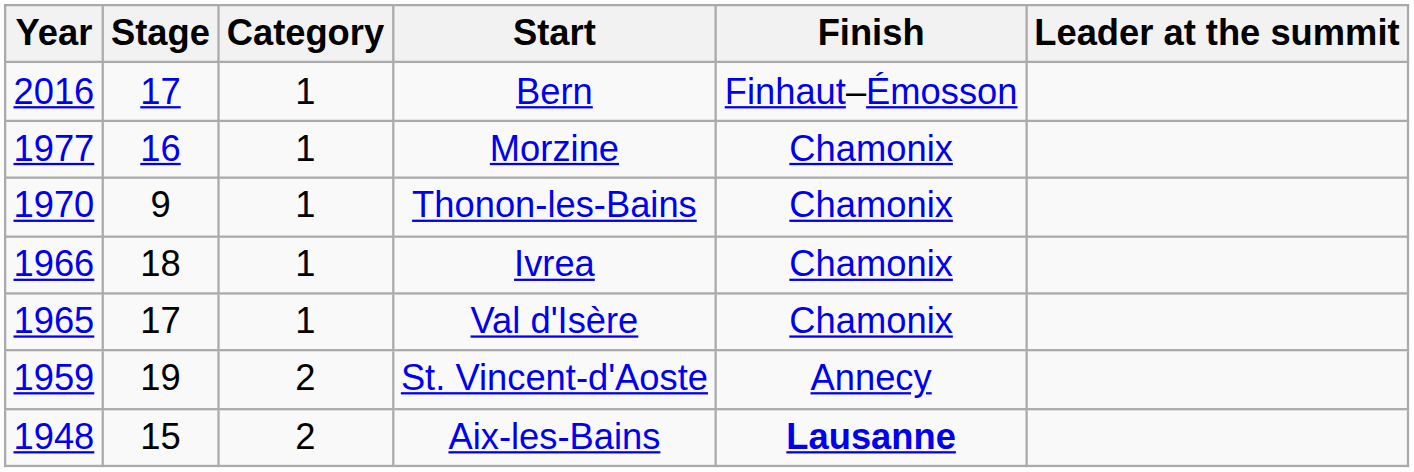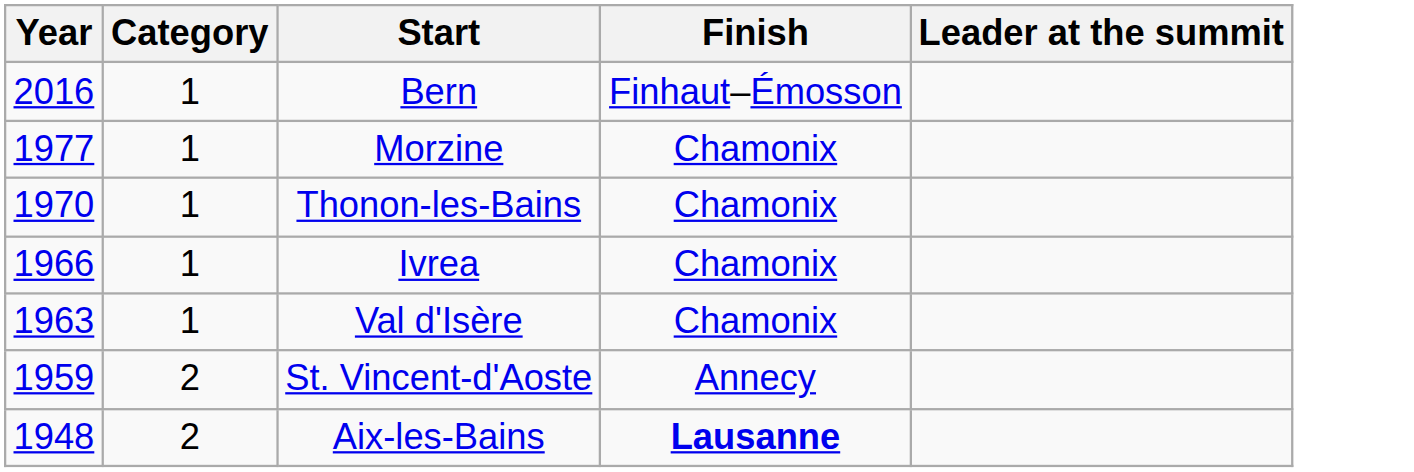- column: (161, 33)
(54, 321) 1965 -> (54, 321) 1963
